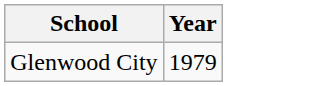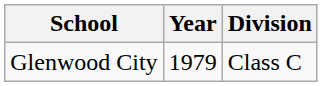+ column: (270, 23)
